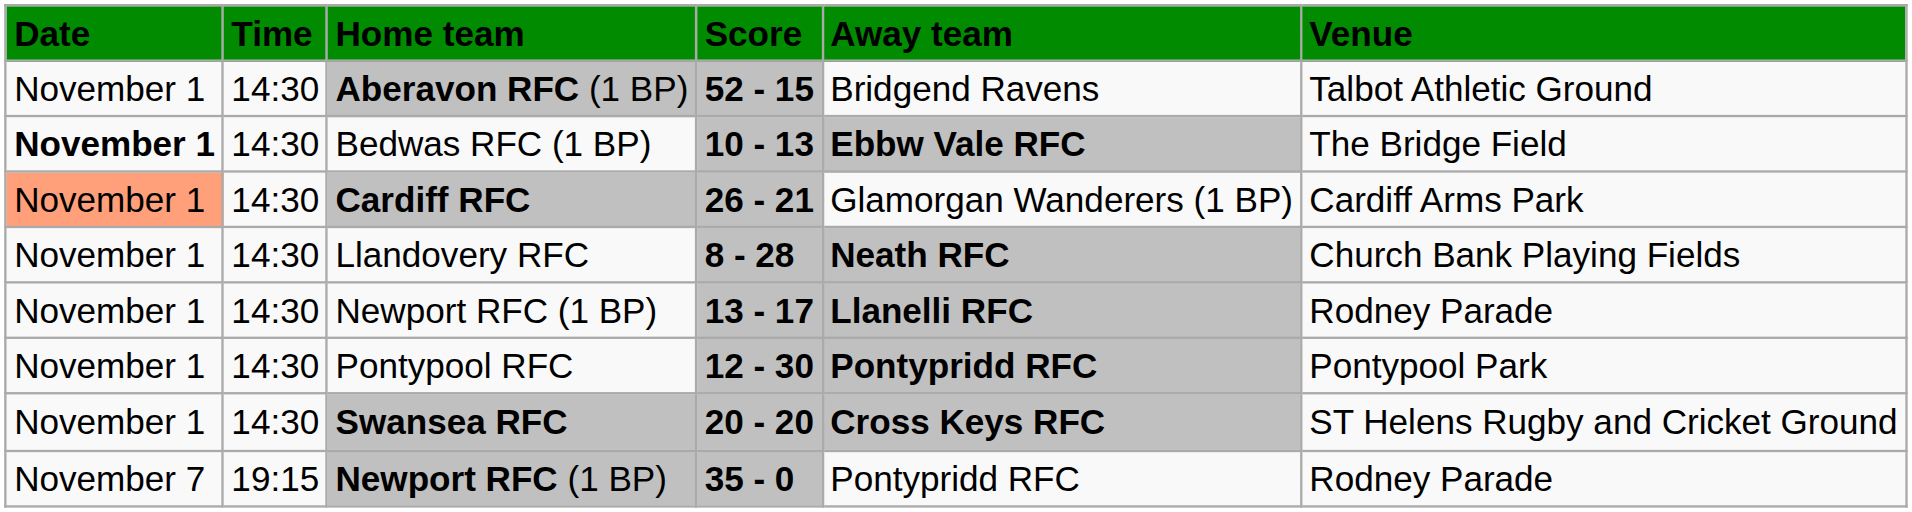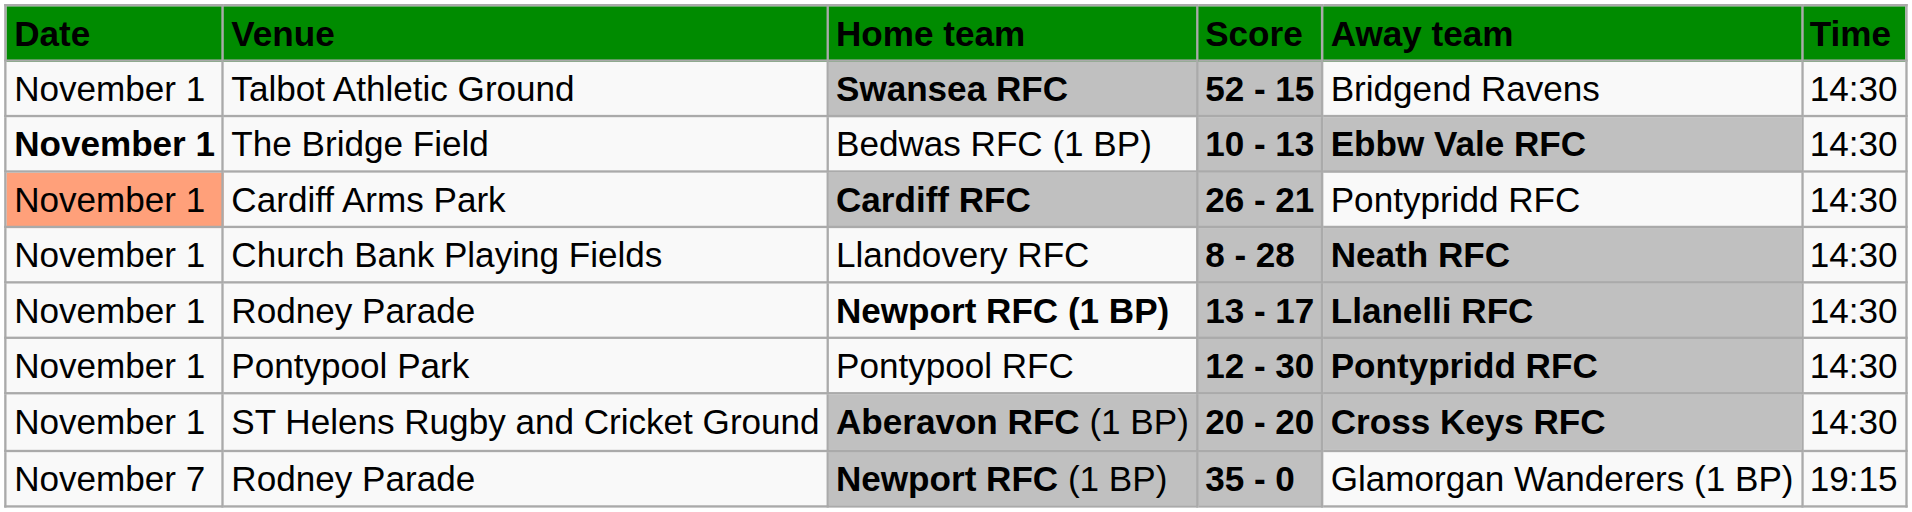columns swapped: (272, 33) <-> (1361, 33)
(512, 89) Aberavon RFC (1 BP) -> (952, 89) Swansea RFC
(1062, 200) Glamorgan Wanderers (1 BP) -> (1456, 200) Pontypridd RFC
(496, 311) normal -> (1003, 311) bold
(452, 422) Swansea RFC -> (1012, 422) Aberavon RFC (1 BP)
(955, 478) Pontypridd RFC -> (1562, 478) Glamorgan Wanderers (1 BP)
